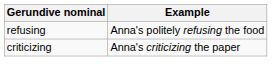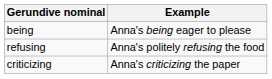+ row: (20, 30)
